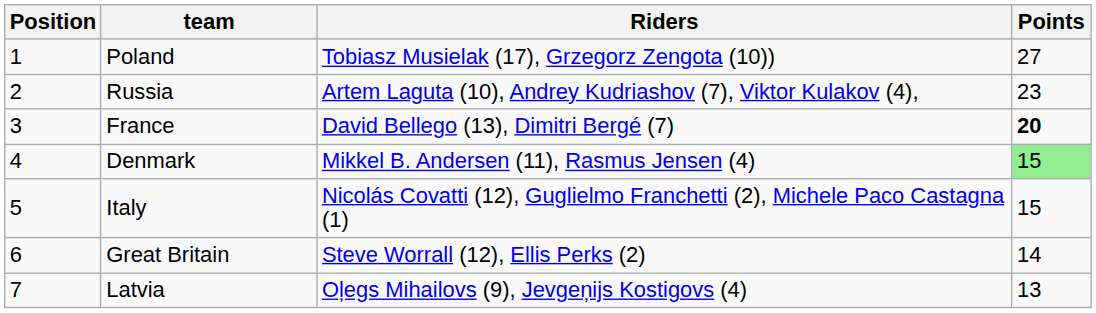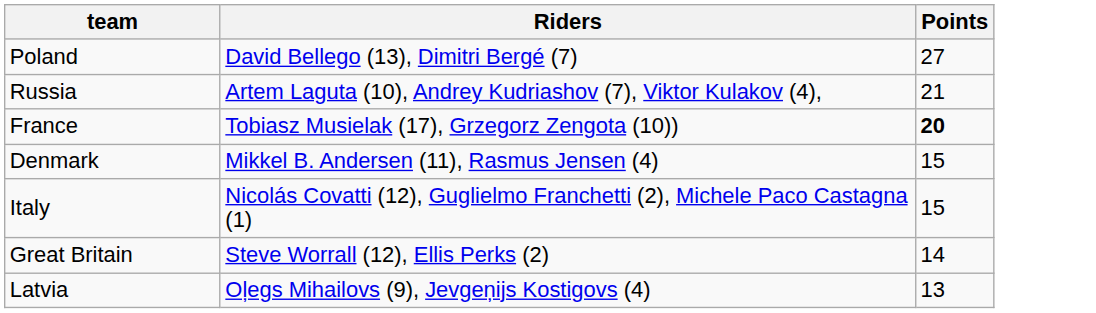- column: (53, 21)
(549, 56) Tobiasz Musielak (17), Grzegorz Zengota (10)) -> (401, 56) David Bellego (13), Dimitri Bergé (7)
(1029, 91) 23 -> (933, 91) 21
(498, 126) David Bellego (13), Dimitri Bergé (7) -> (452, 126) Tobiasz Musielak (17), Grzegorz Zengota (10))
(1029, 160) lightgreen background -> (933, 160) no background
